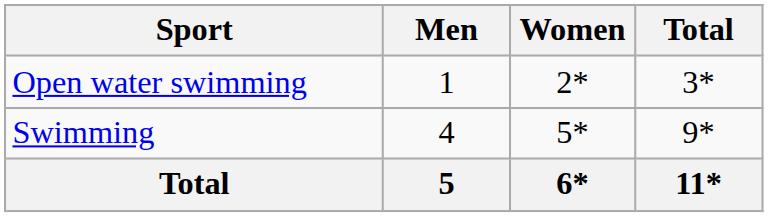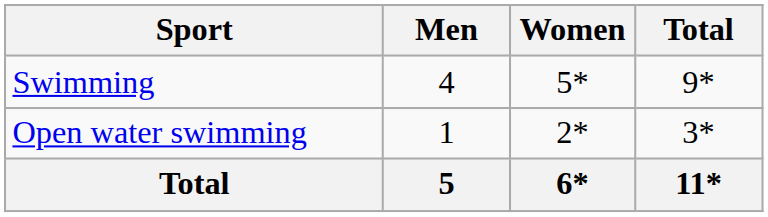rows swapped: (160, 81) <-> (83, 132)
